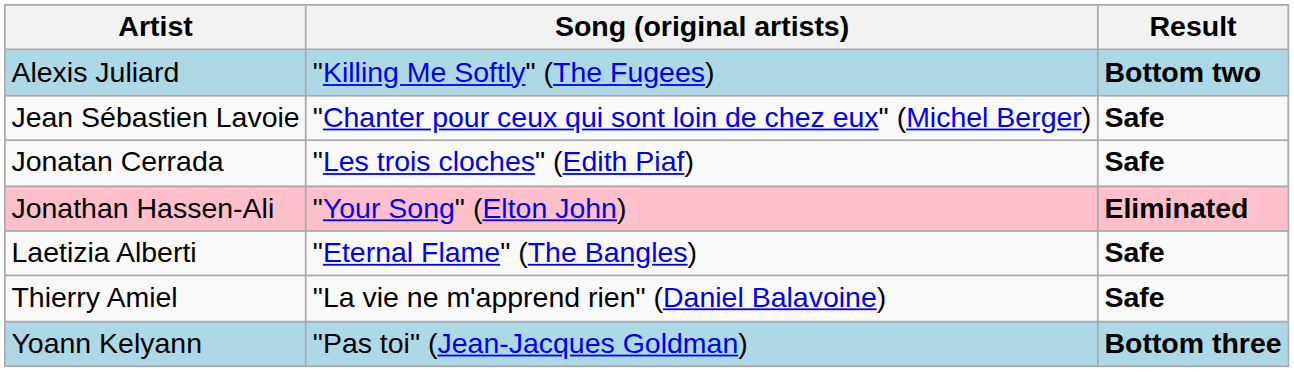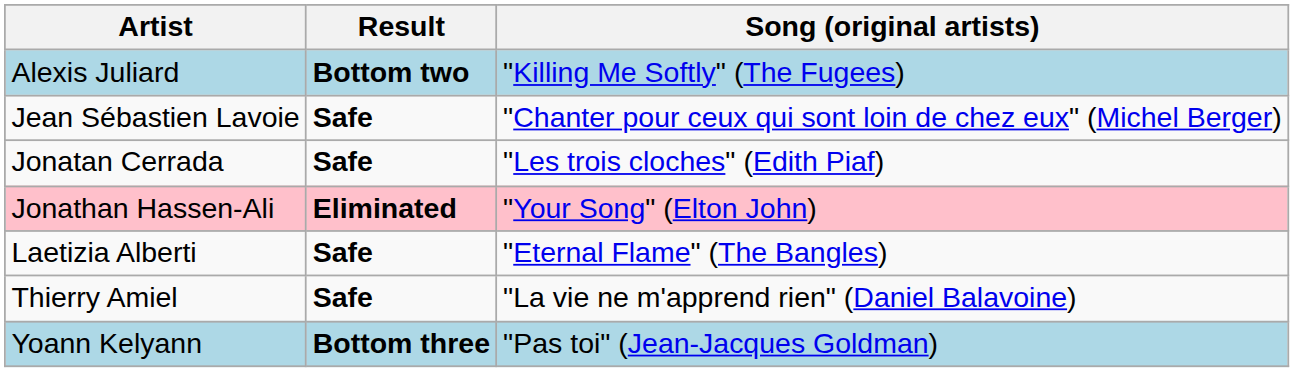columns swapped: (702, 27) <-> (1193, 27)
